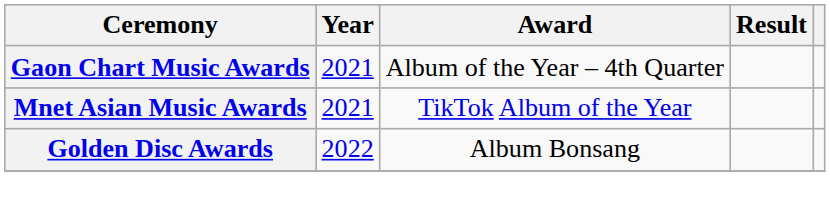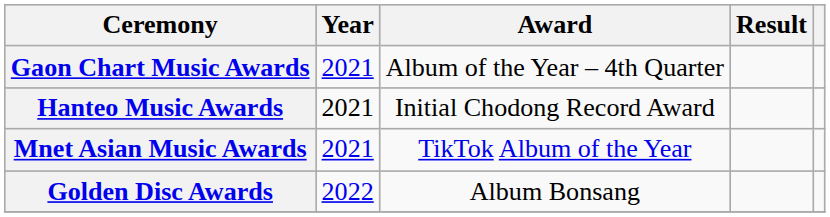+ row: (160, 107)
